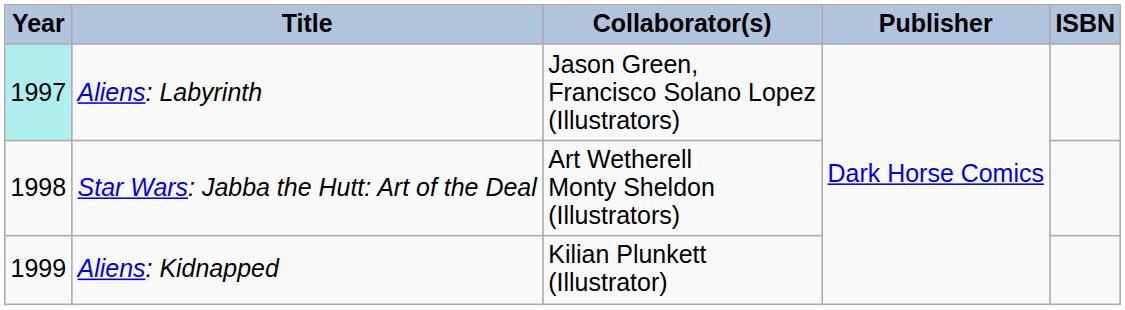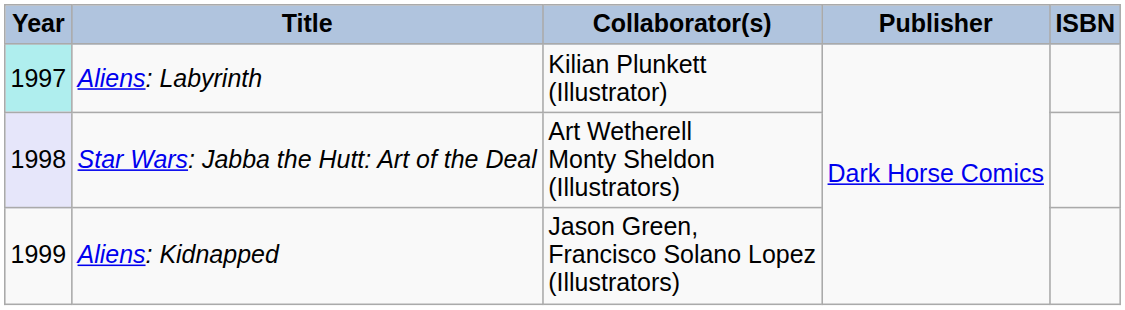(682, 91) Jason Green, Francisco Solano Lopez (Illustrators) -> (627, 77) Kilian Plunkett (Illustrator)
(38, 187) no background -> (38, 159) lavender background
(627, 269) Kilian Plunkett (Illustrator) -> (682, 255) Jason Green, Francisco Solano Lopez (Illustrators)
